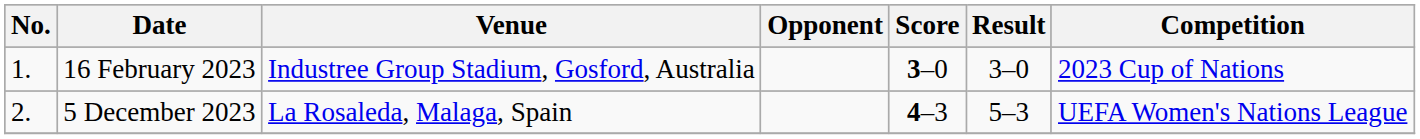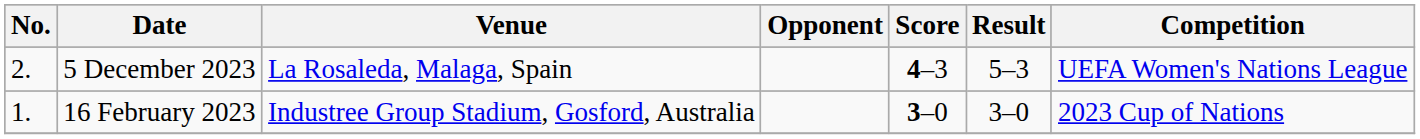rows swapped: (159, 68) <-> (159, 111)
